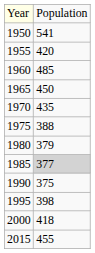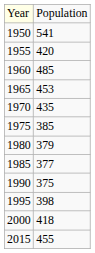(45, 88) 450 -> (45, 88) 453
(45, 126) 388 -> (45, 126) 385
(45, 164) lightgrey background -> (45, 164) no background
